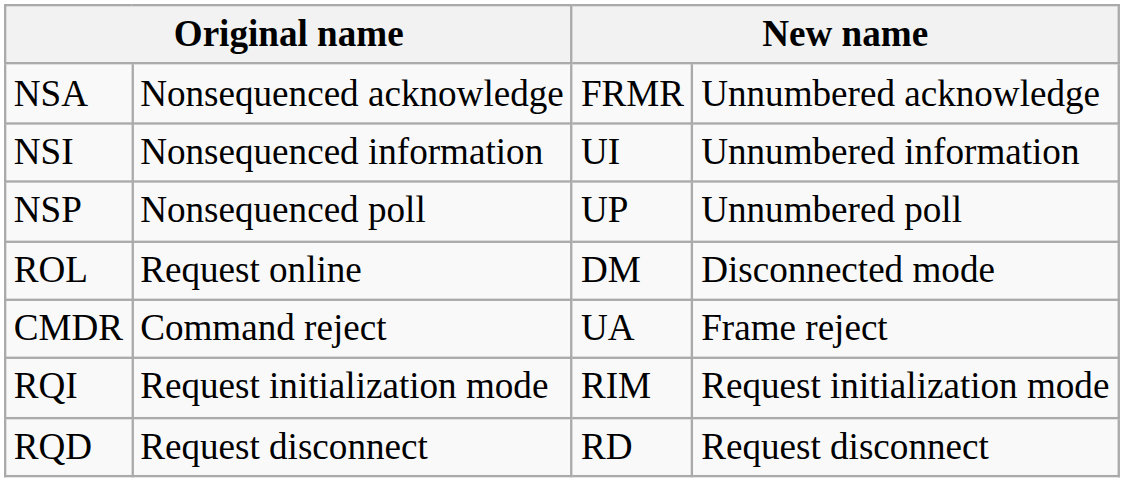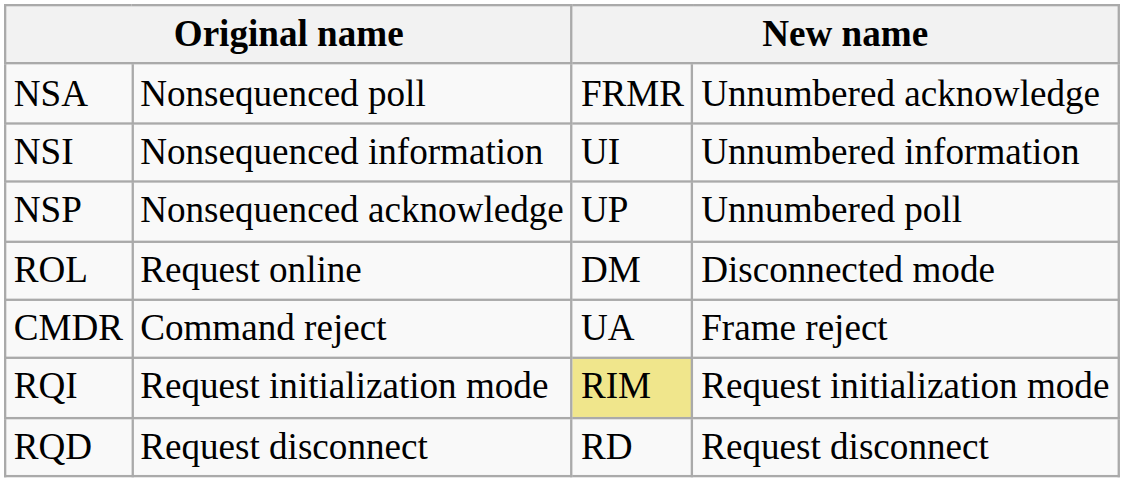(352, 92) Nonsequenced acknowledge -> (283, 92) Nonsequenced poll
(283, 210) Nonsequenced poll -> (352, 210) Nonsequenced acknowledge
(616, 387) no background -> (616, 387) khaki background
